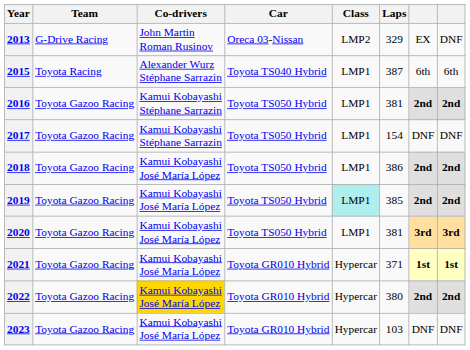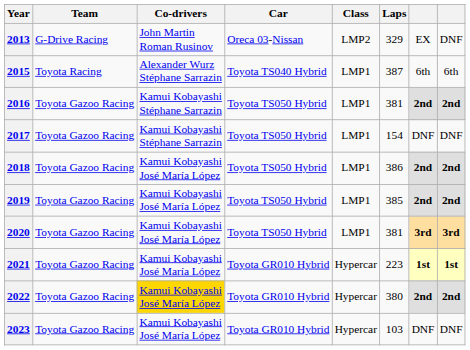(356, 200) paleturquoise background -> (356, 200) no background
(394, 265) 371 -> (394, 265) 223
